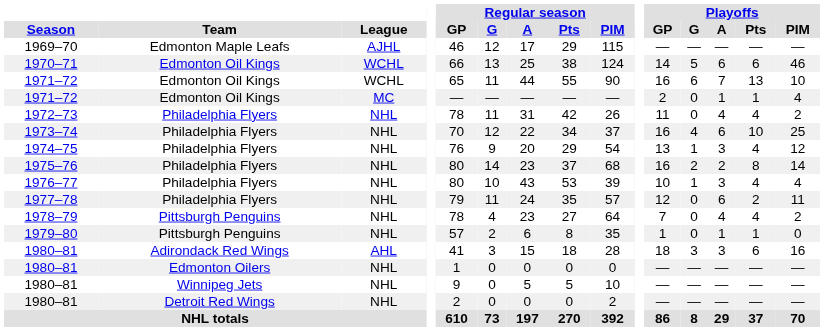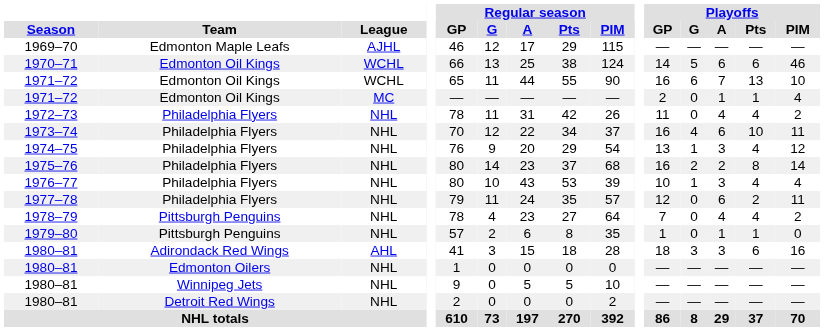(798, 131) 25 -> (798, 131) 11
